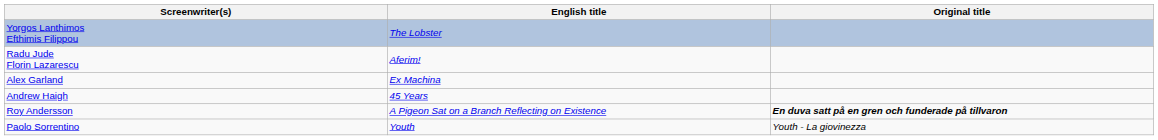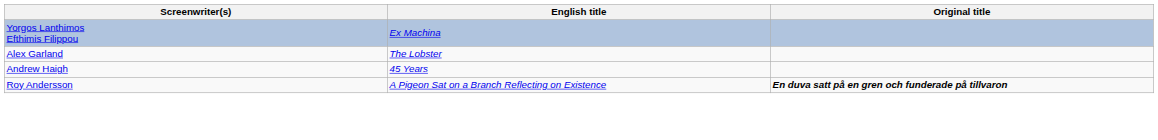(416, 33) The Lobster -> (415, 33) Ex Machina
- row: (43, 59)
(415, 80) Ex Machina -> (416, 54) The Lobster
- row: (43, 127)
